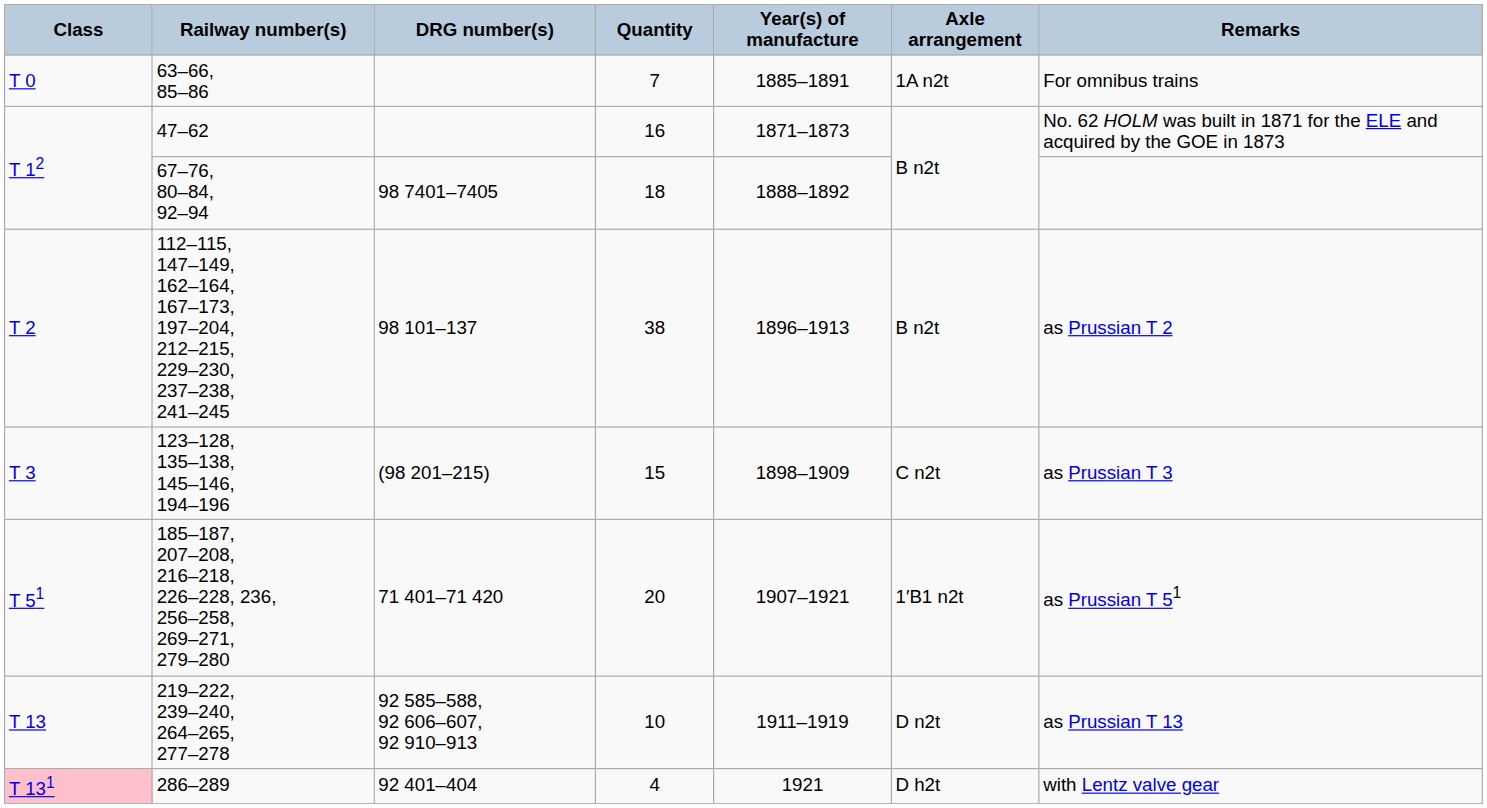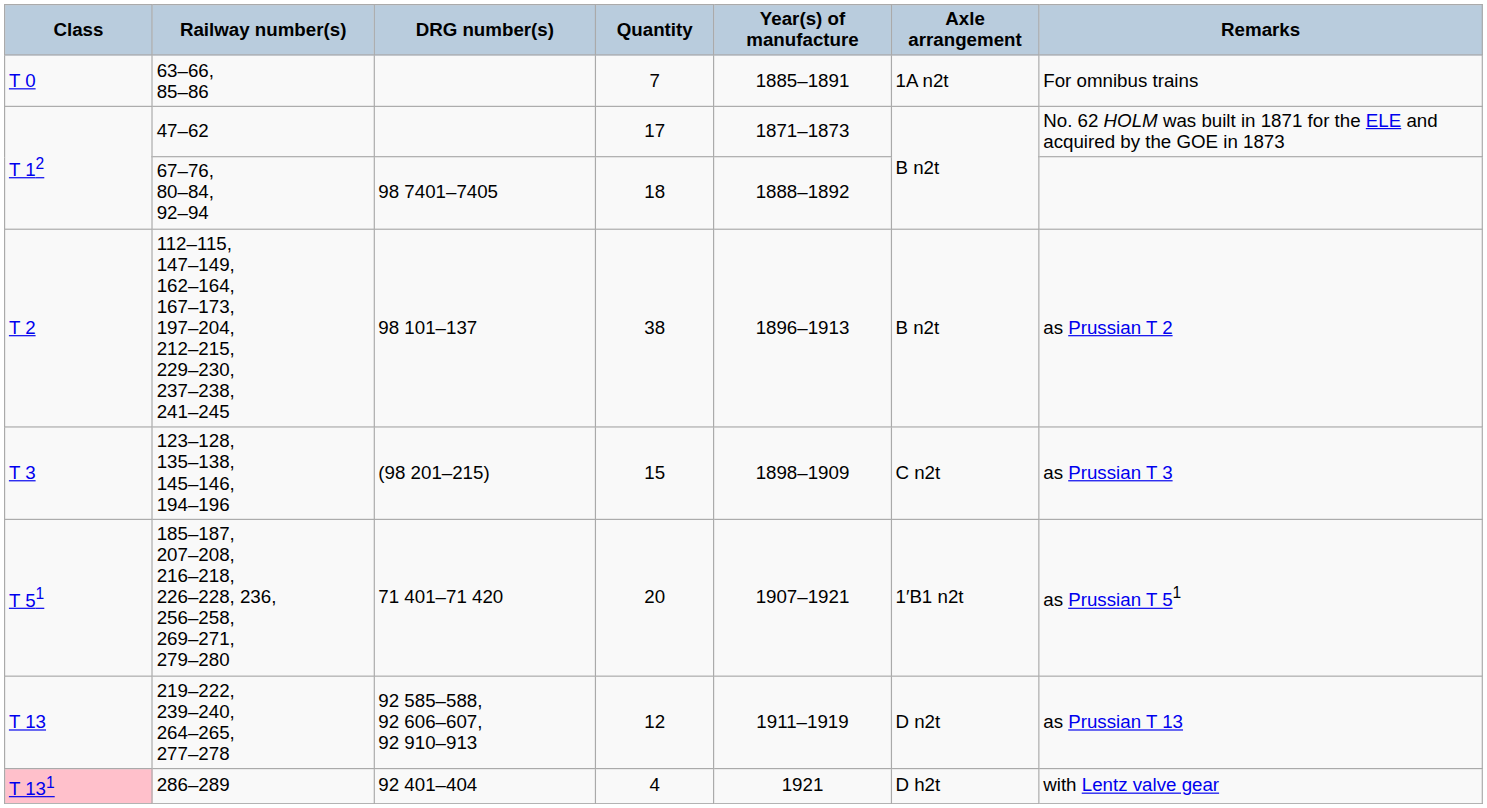(655, 131) 16 -> (655, 131) 17
(655, 722) 10 -> (655, 722) 12
